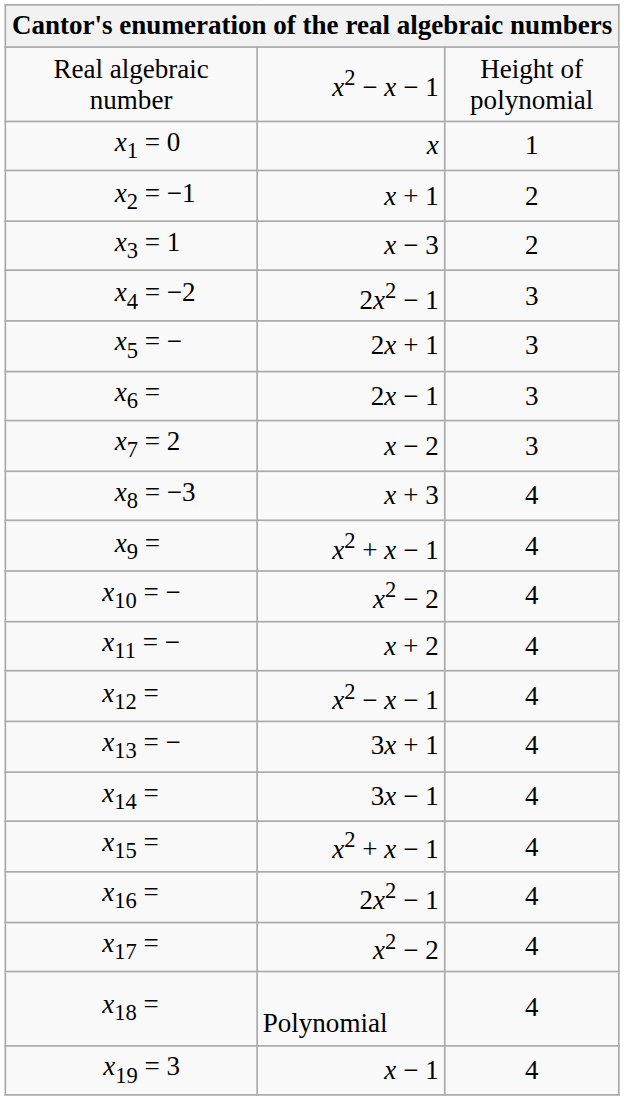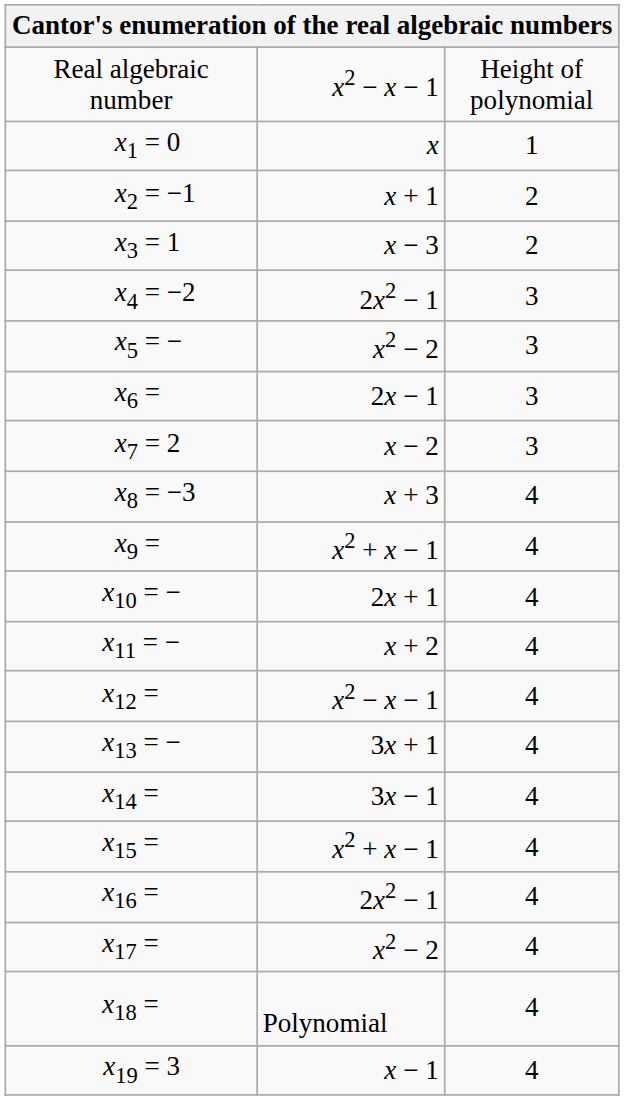(405, 345) 2x + 1 -> (406, 345) x2 − 2
(406, 595) x2 − 2 -> (405, 596) 2x + 1
